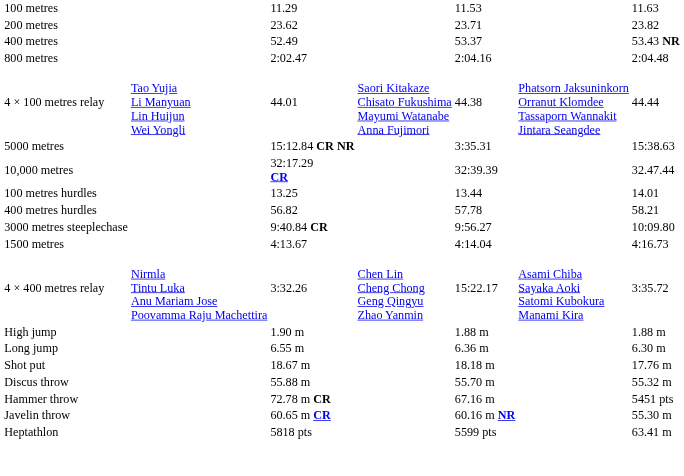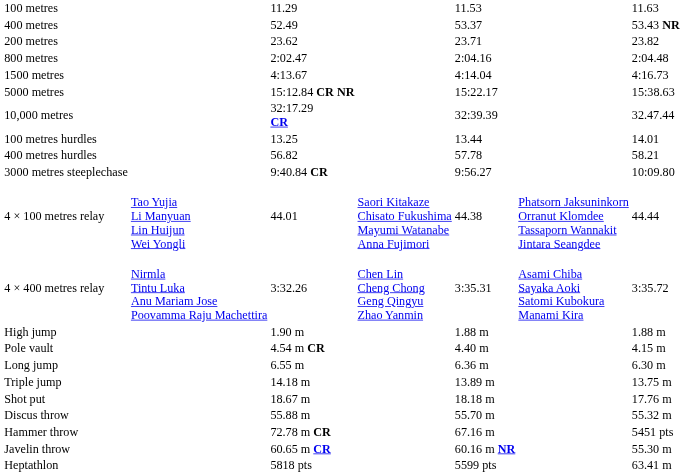rows swapped: (31, 24) <-> (31, 41)
rows swapped: (34, 243) <-> (54, 102)
(473, 146) 3:35.31 -> (476, 91) 15:22.17
(476, 287) 15:22.17 -> (473, 287) 3:35.31
+ row: (29, 348)
+ row: (33, 382)
